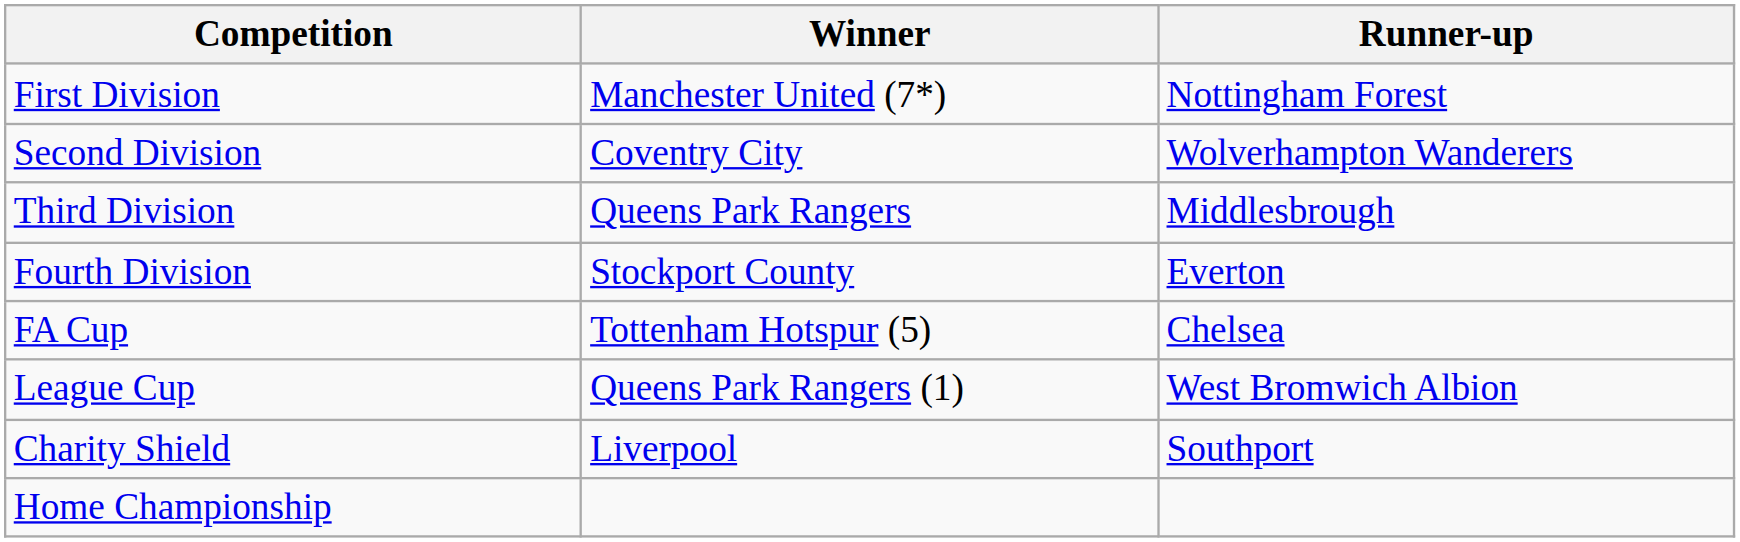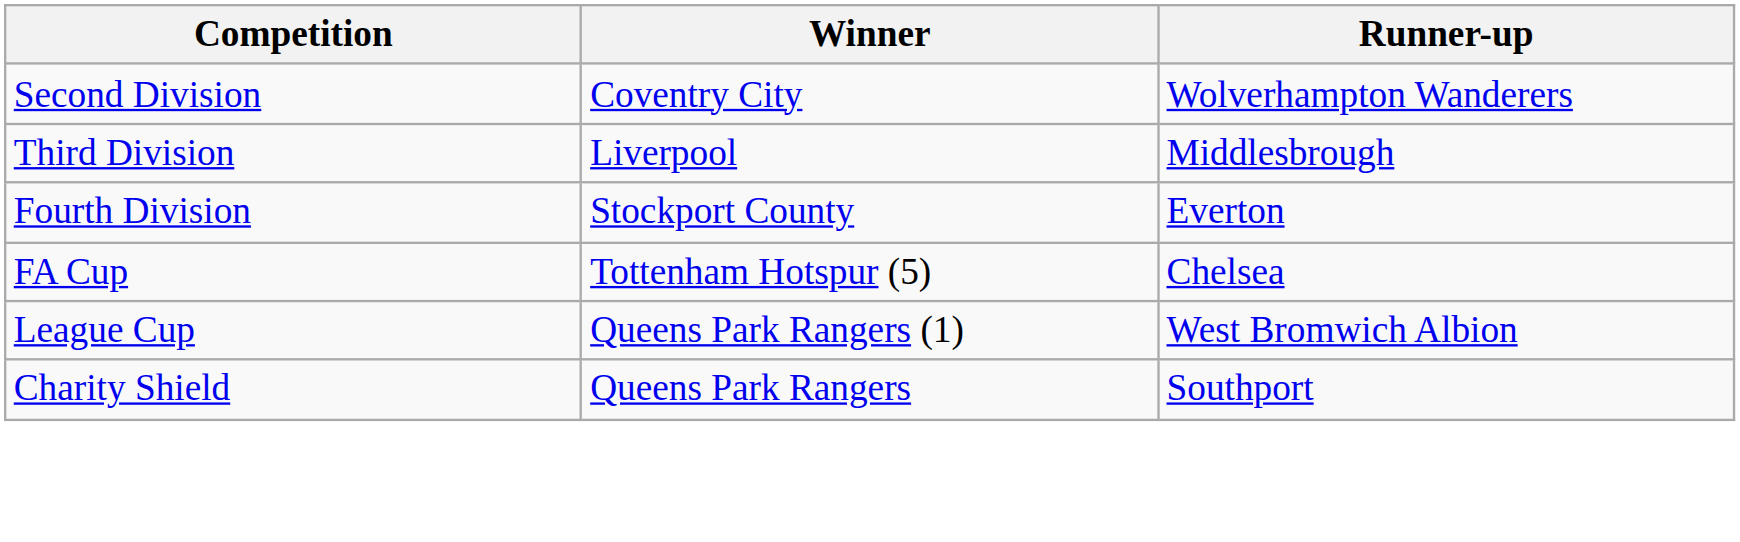- row: (117, 93)
(751, 211) Queens Park Rangers -> (664, 152) Liverpool
(664, 447) Liverpool -> (751, 388) Queens Park Rangers
- row: (173, 507)
